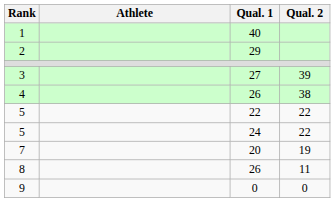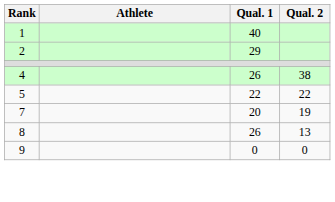- row: (22, 75)
- row: (22, 132)
(305, 169) 11 -> (305, 132) 13
